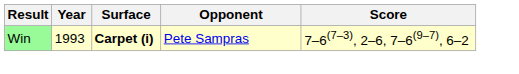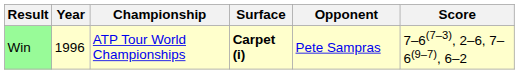+ column: (160, 15)
(70, 38) 1993 -> (70, 47) 1996
